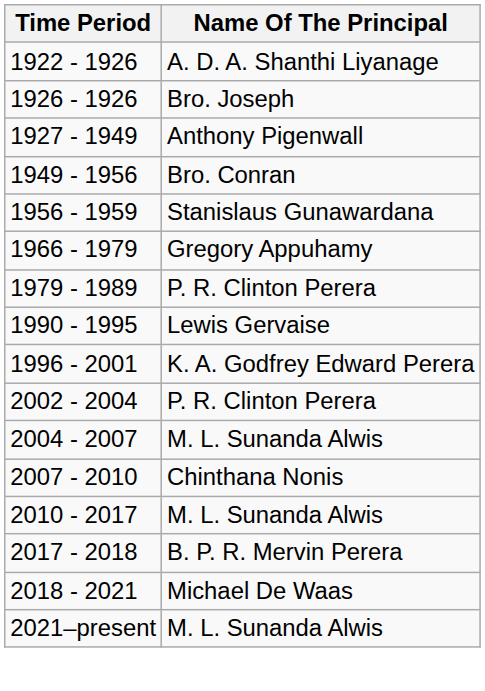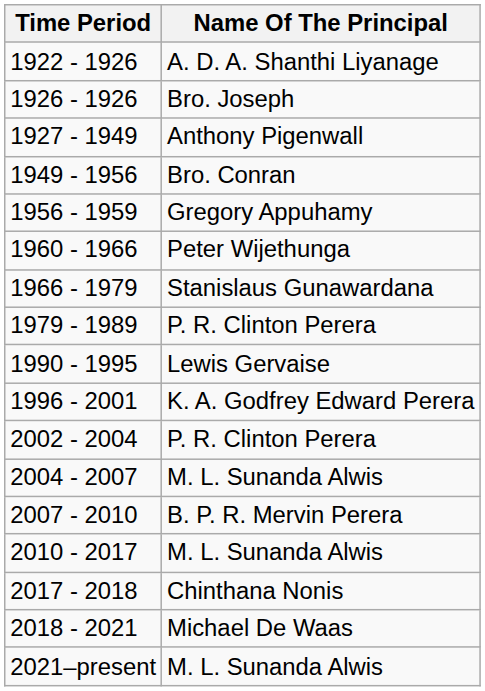(300, 212) Stanislaus Gunawardana -> (270, 212) Gregory Appuhamy
+ row: (74, 250)
(270, 250) Gregory Appuhamy -> (300, 288) Stanislaus Gunawardana
(255, 477) Chinthana Nonis -> (285, 514) B. P. R. Mervin Perera
(285, 552) B. P. R. Mervin Perera -> (255, 590) Chinthana Nonis
